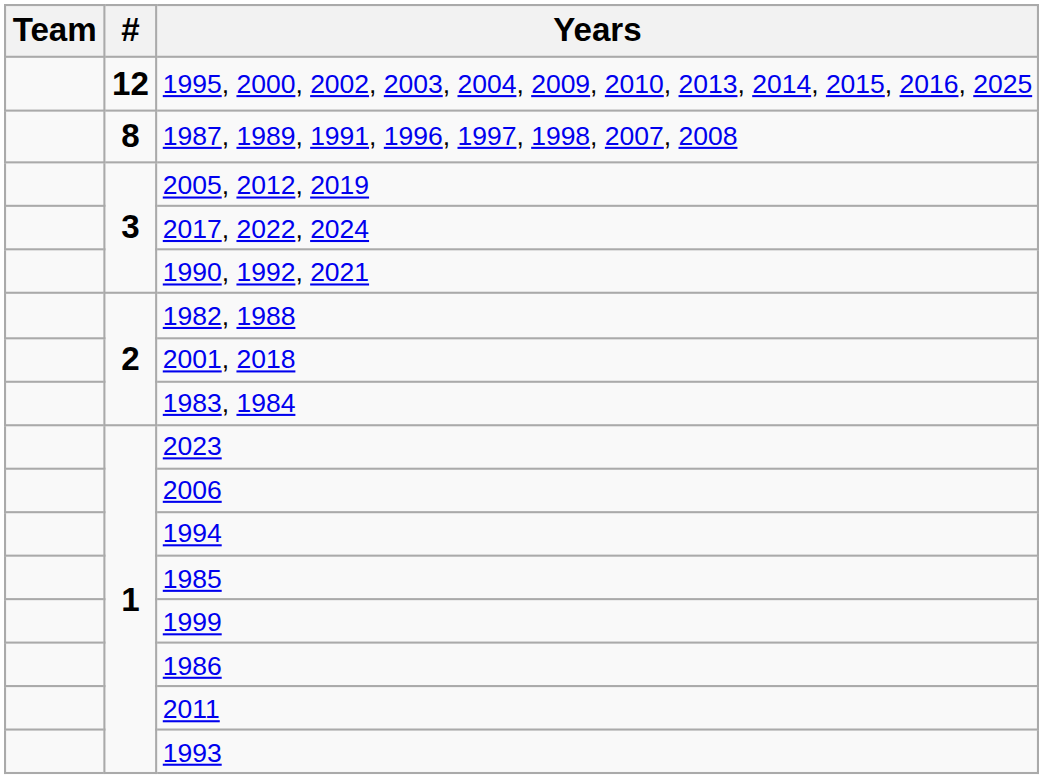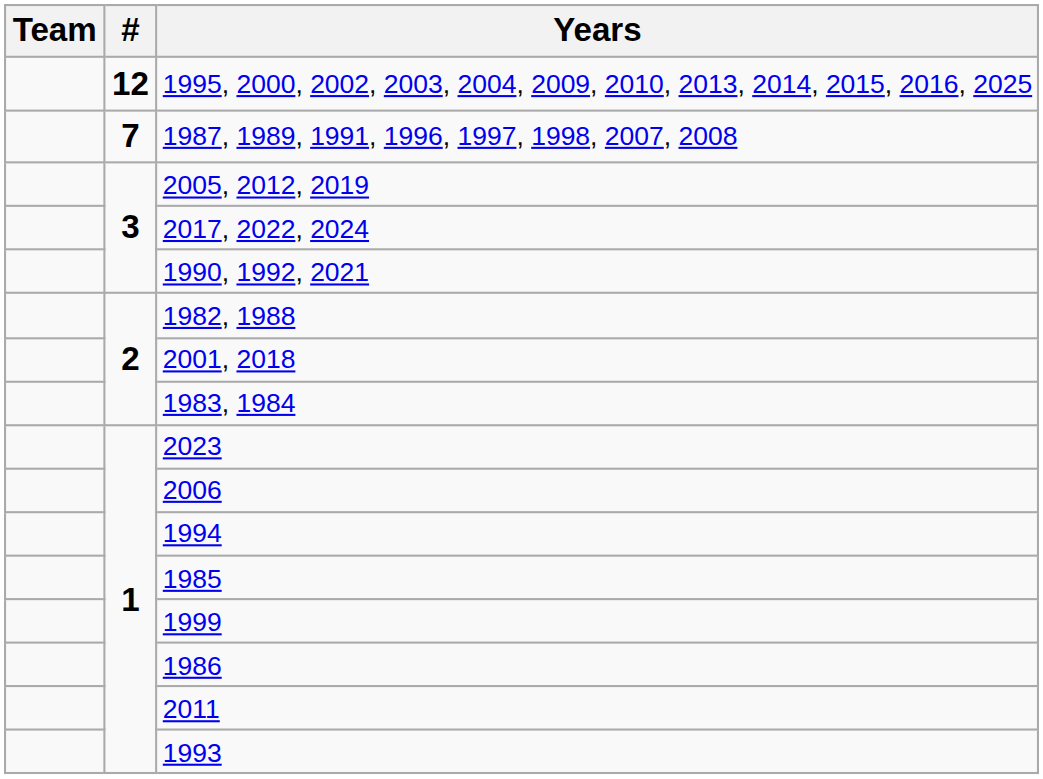(130, 135) 8 -> (130, 135) 7
